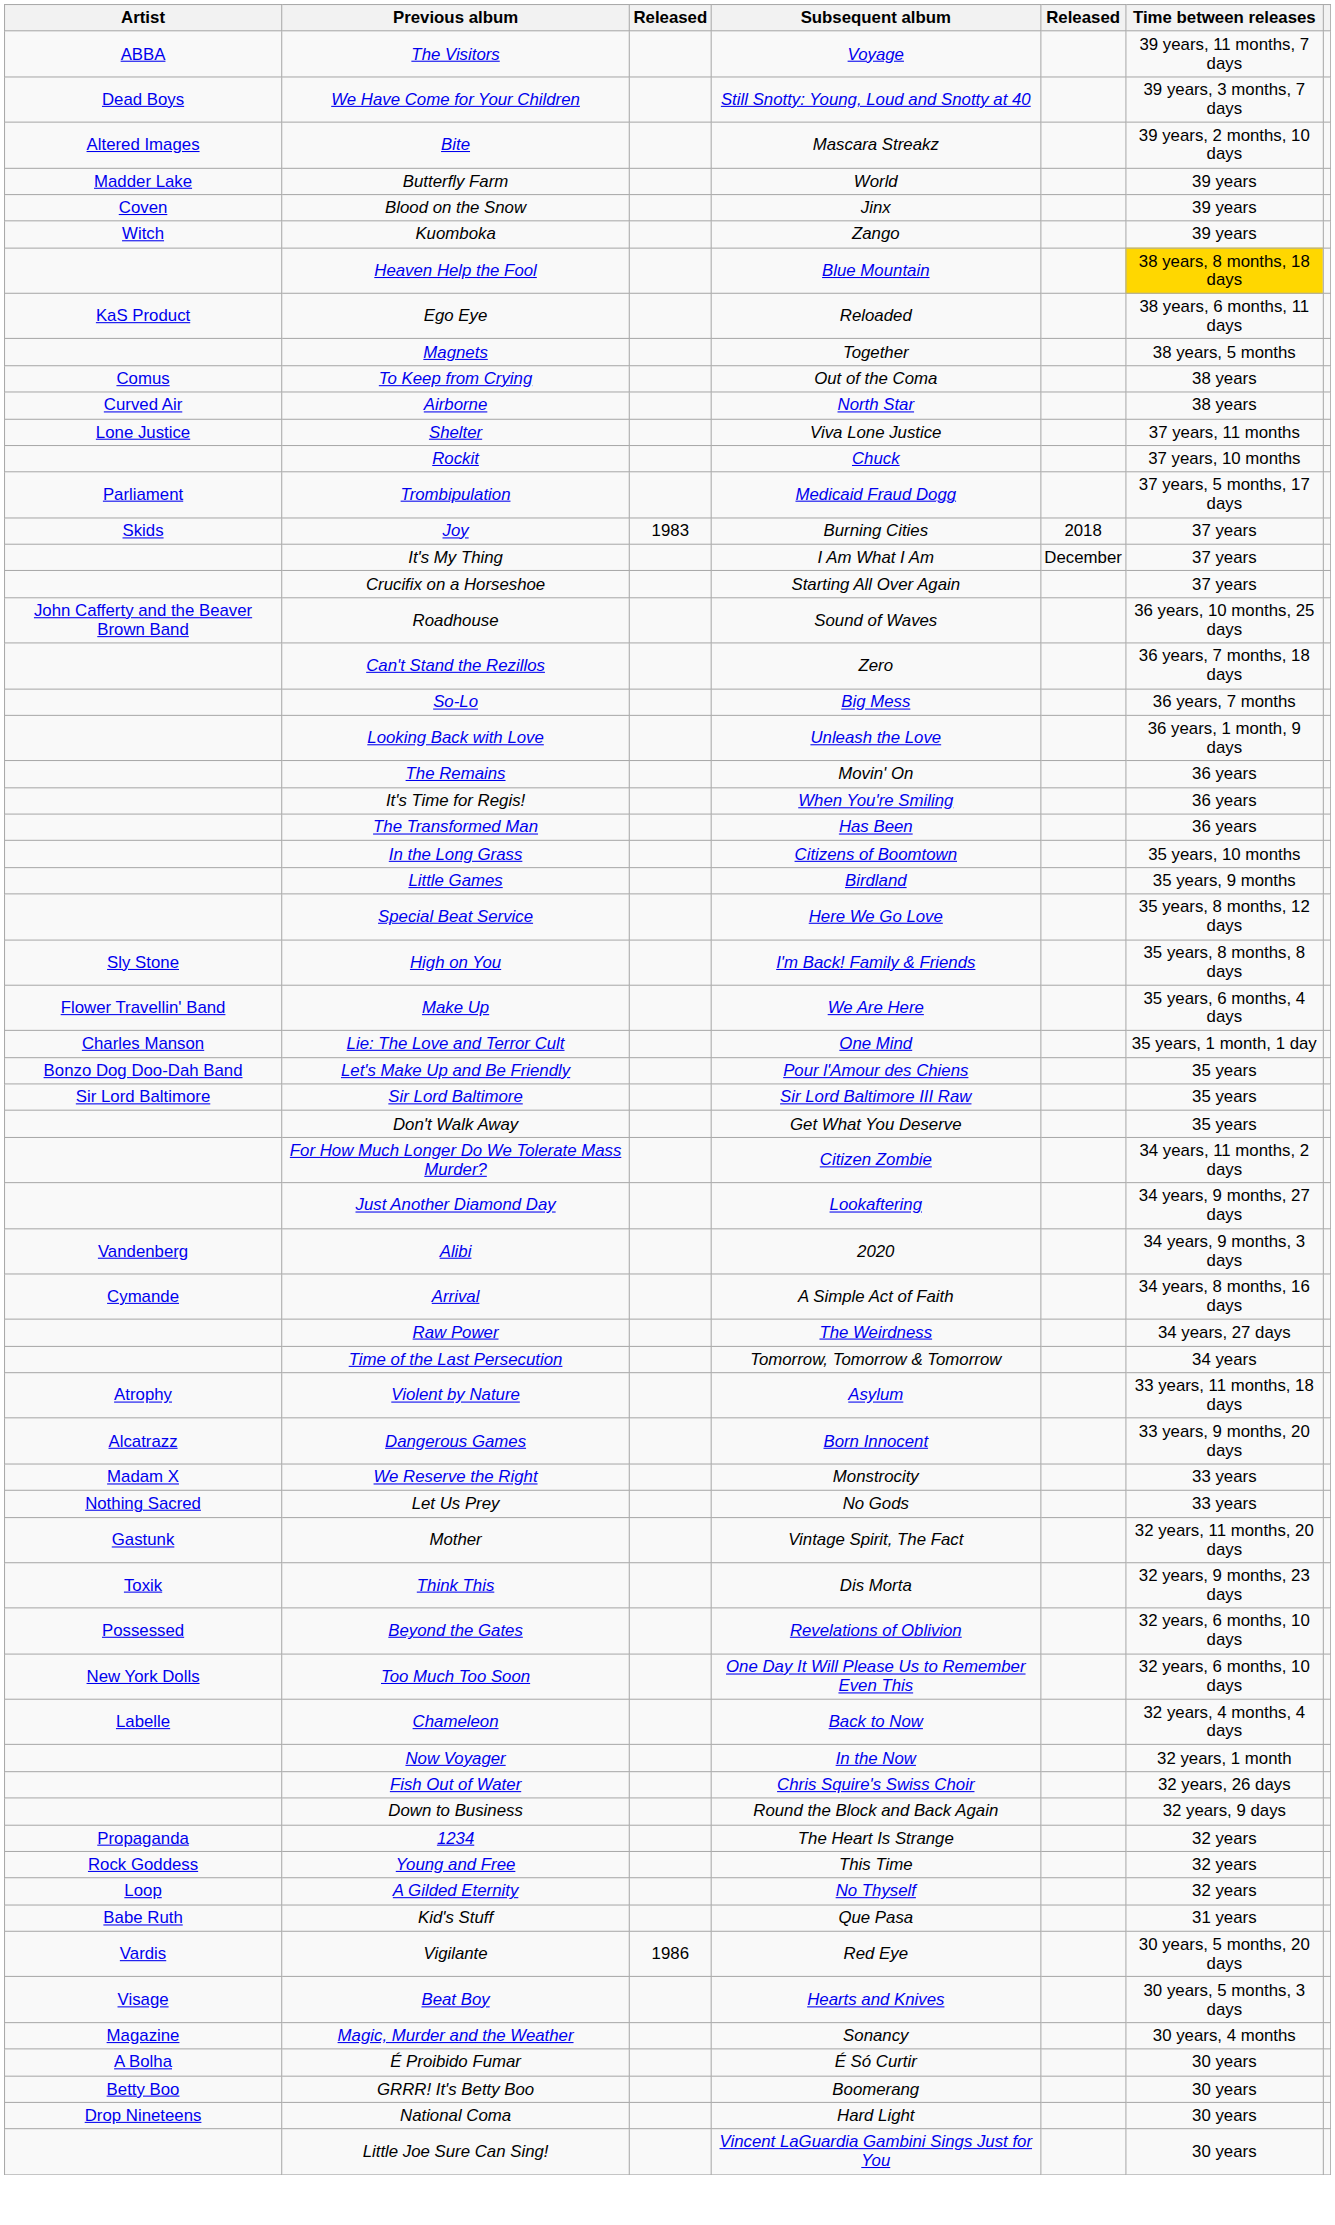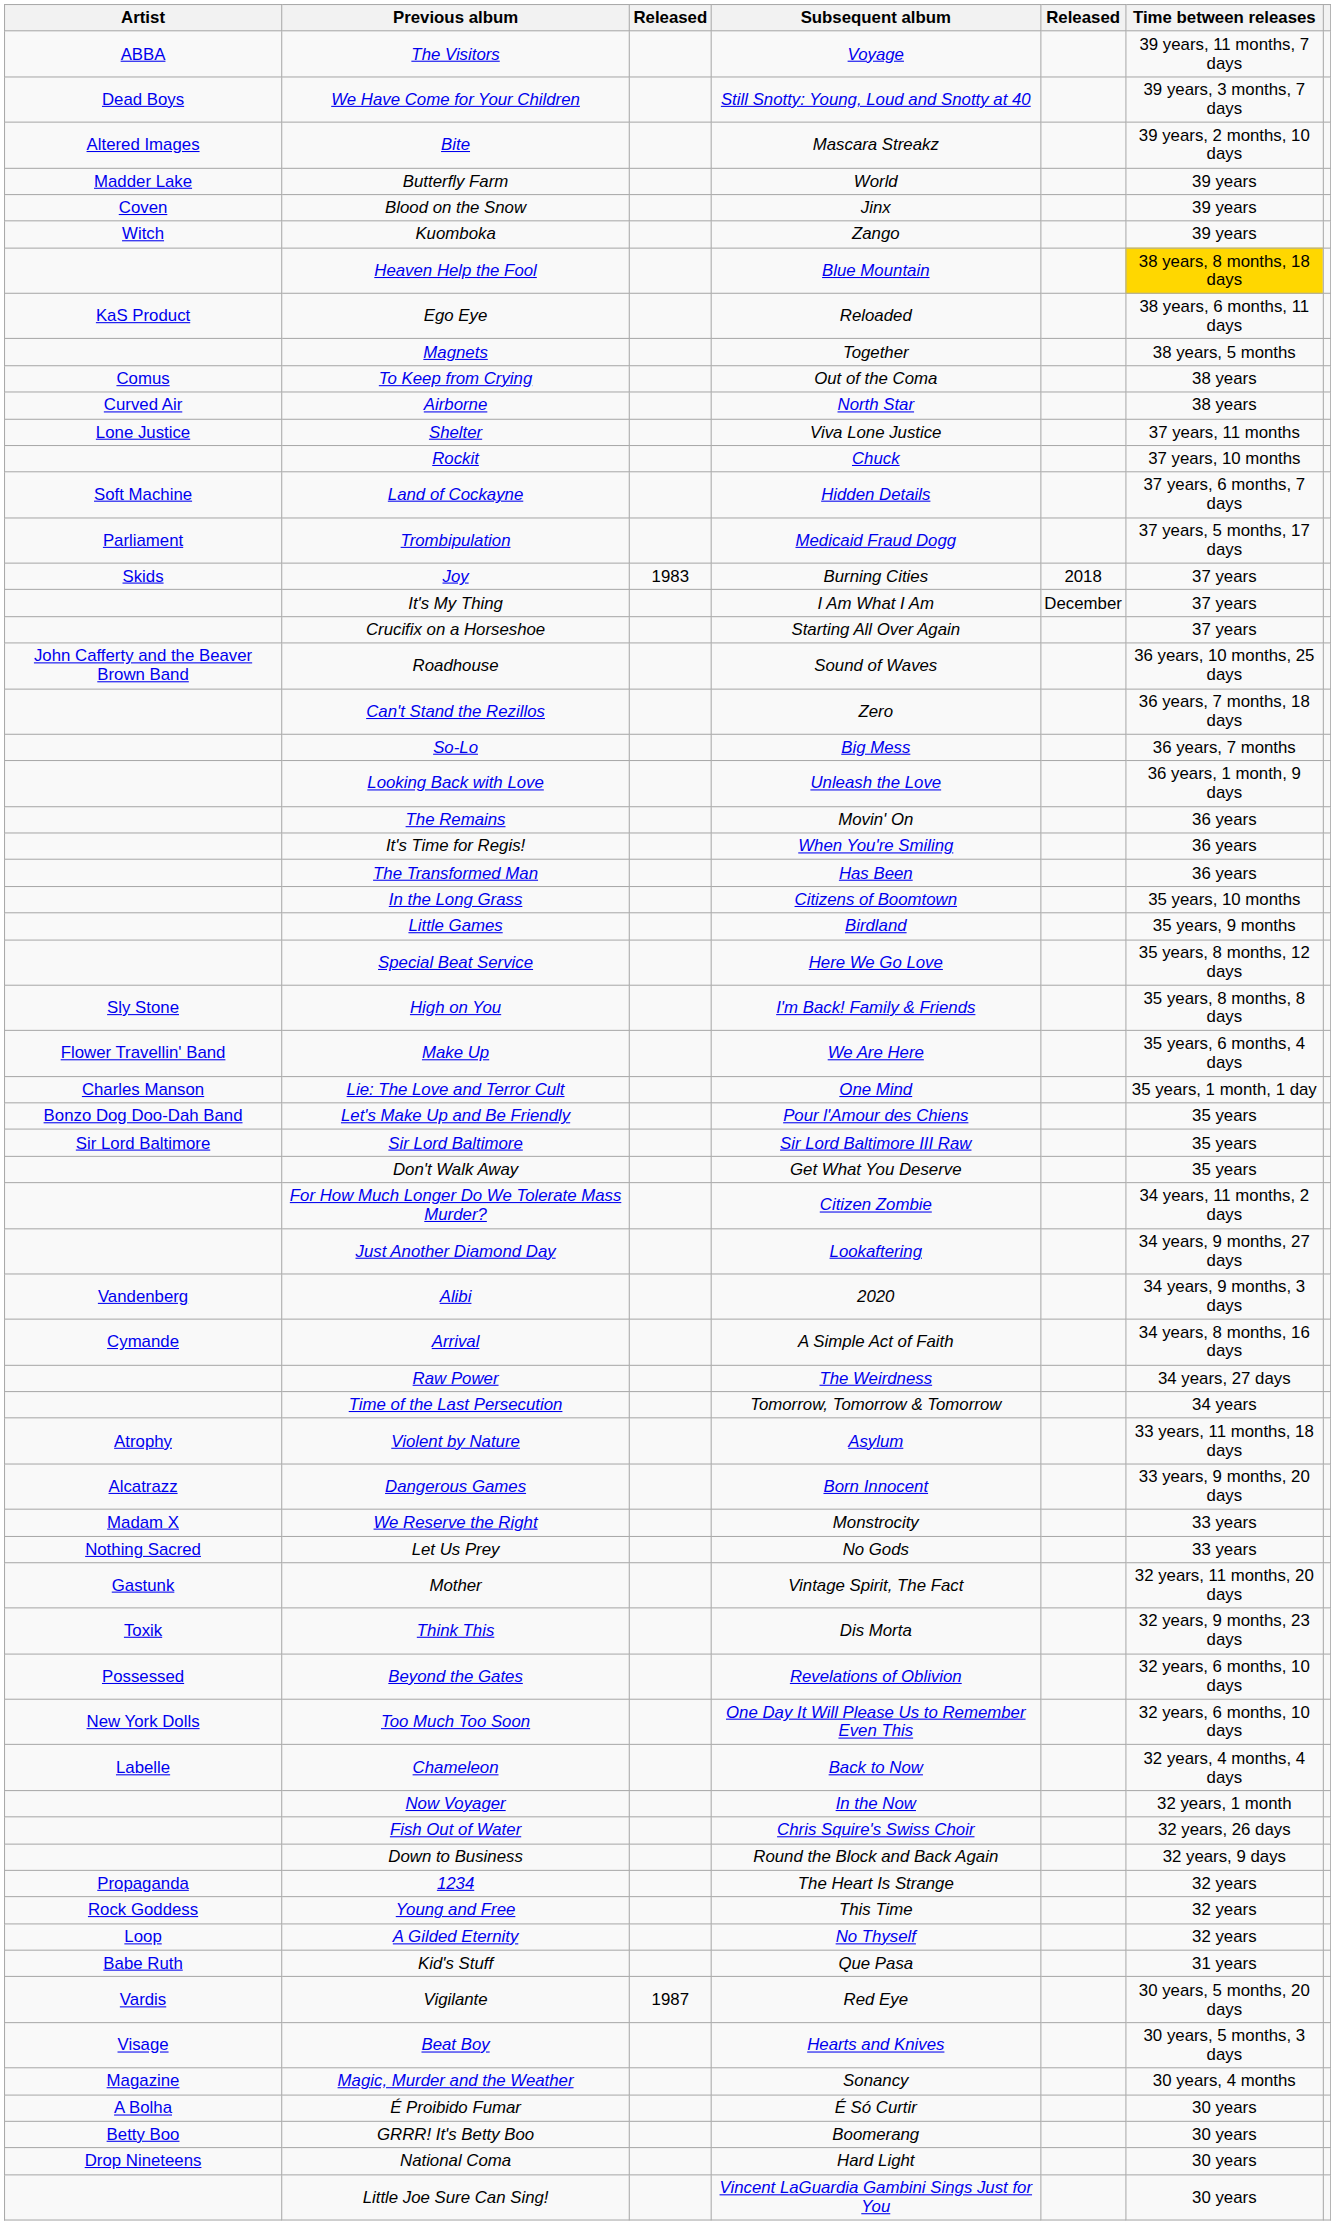+ row: (456, 494)
(670, 1954) 1986 -> (670, 1999) 1987
